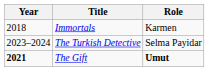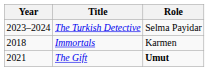rows swapped: (98, 43) <-> (75, 27)
(16, 58) bold -> (16, 58) normal
